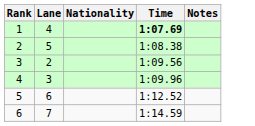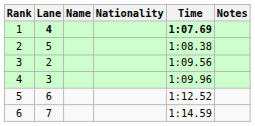+ column: (78, 13)
(49, 30) normal -> (49, 30) bold
